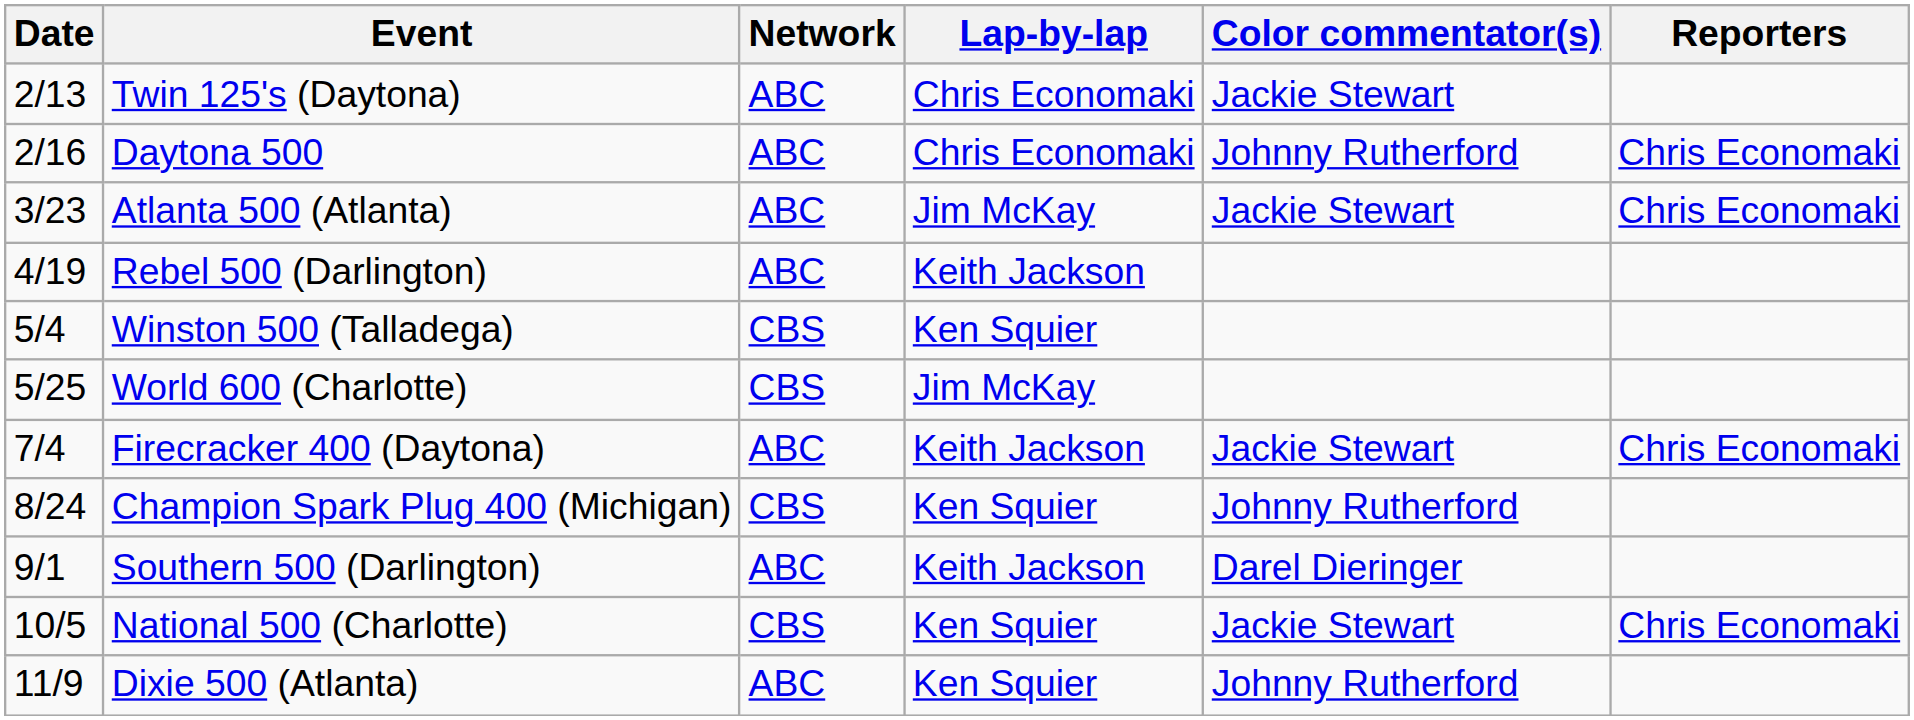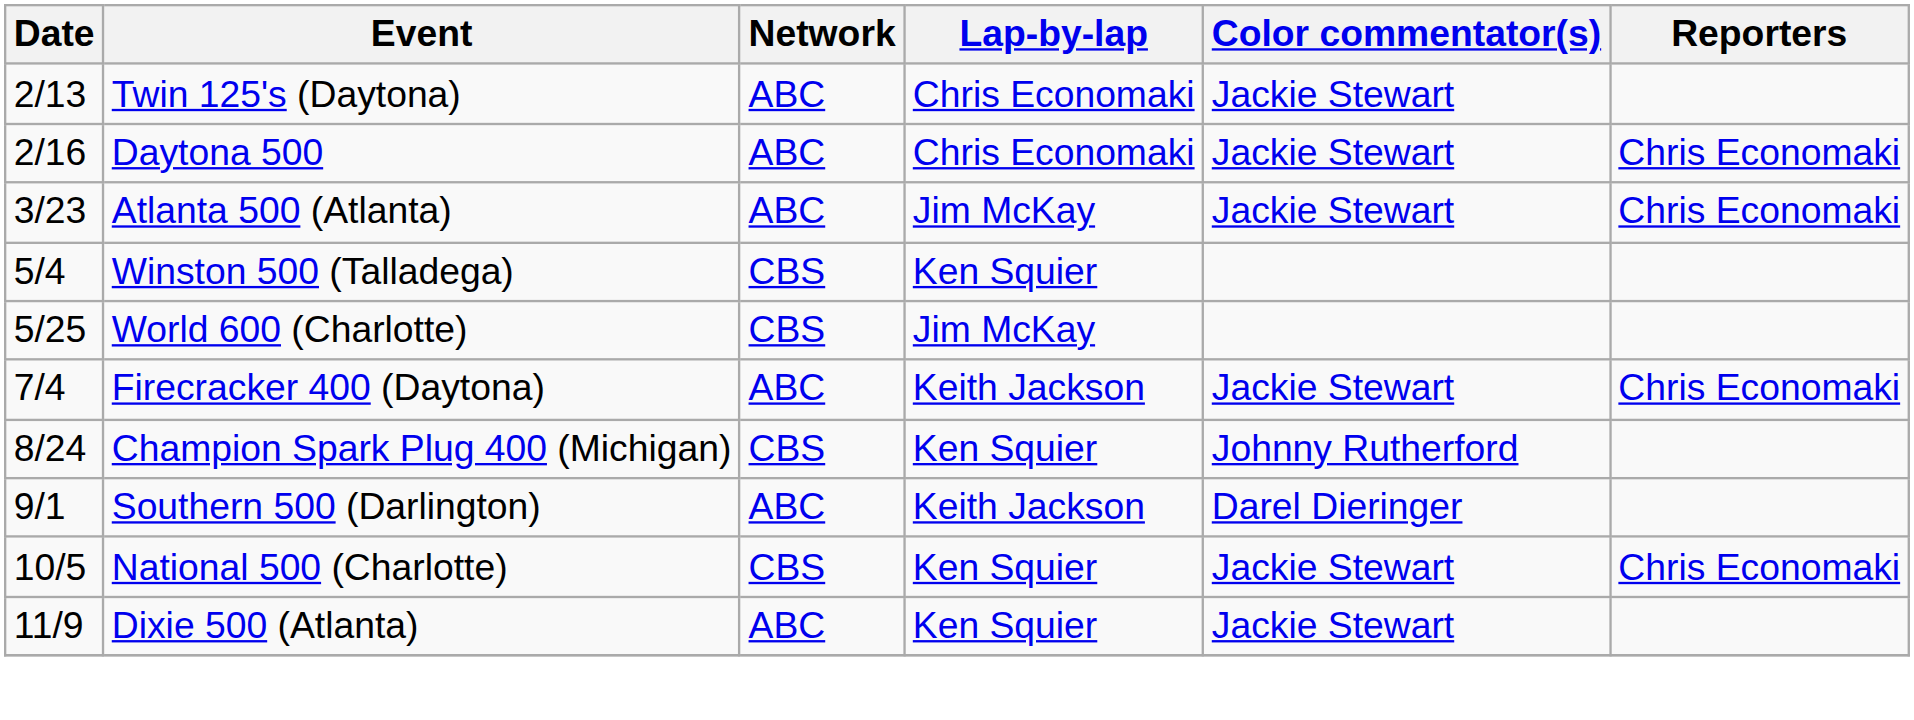(1365, 152) Johnny Rutherford -> (1333, 152) Jackie Stewart
- row: (299, 270)
(1365, 684) Johnny Rutherford -> (1333, 625) Jackie Stewart
